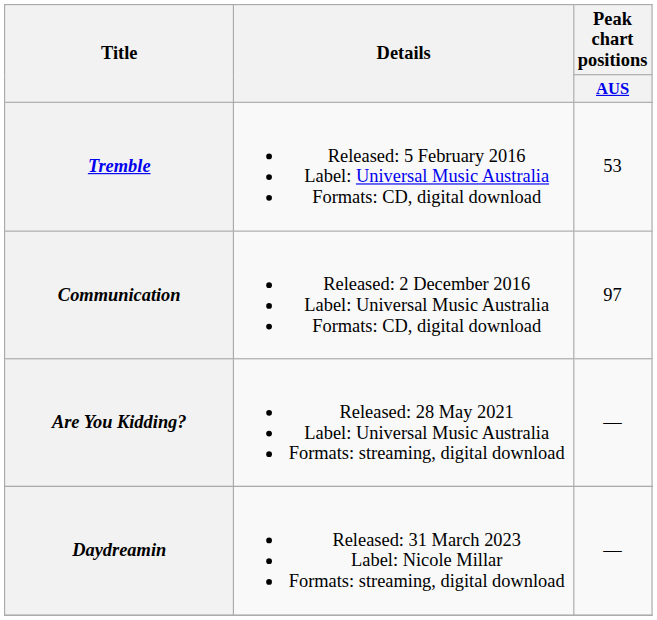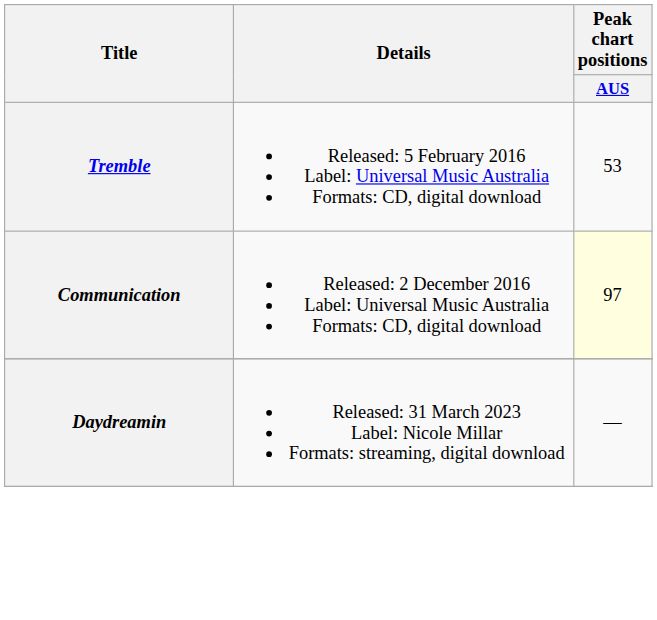(613, 294) no background -> (613, 294) lightyellow background
- row: (119, 422)
